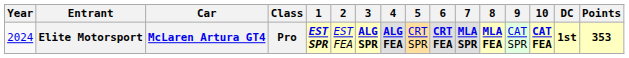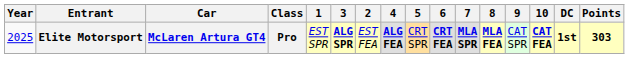columns swapped: (343, 14) <-> (368, 14)
(20, 38) 2024 -> (20, 38) 2025
(318, 38) bold -> (318, 38) normal
(602, 38) 353 -> (602, 38) 303
